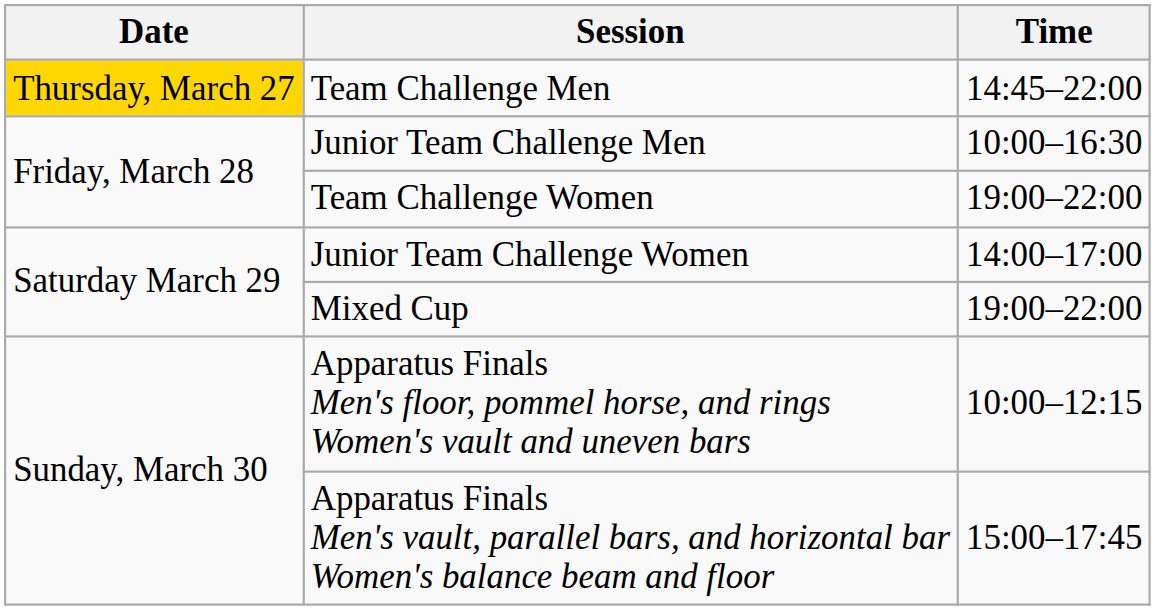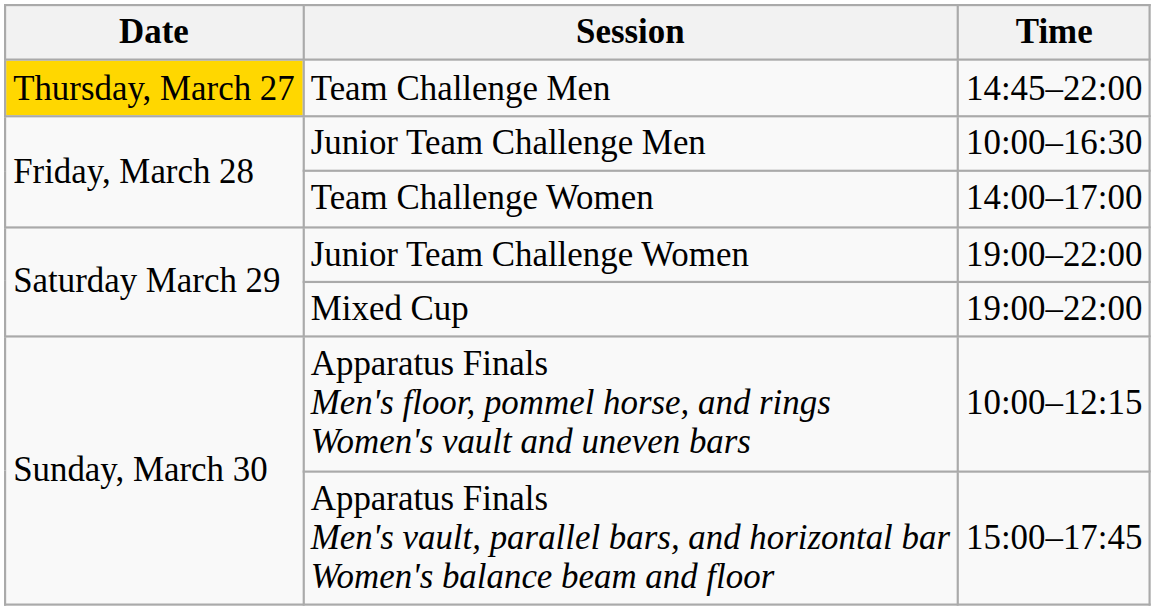(1054, 198) 19:00–22:00 -> (1054, 198) 14:00–17:00
(1054, 253) 14:00–17:00 -> (1054, 253) 19:00–22:00
